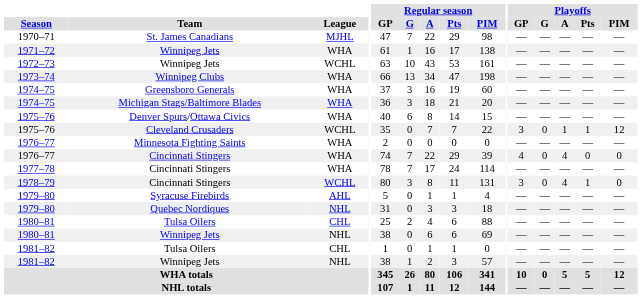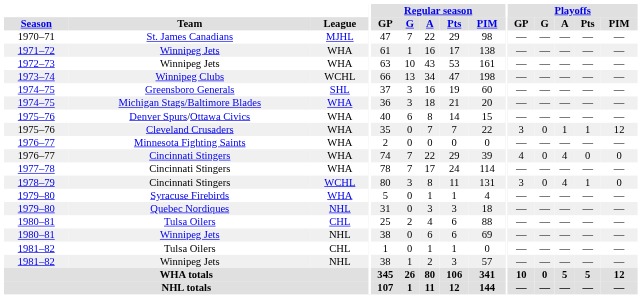(340, 63) WCHL -> (340, 63) WHA
(340, 76) WHA -> (340, 76) WCHL
(340, 89) WHA -> (340, 89) SHL
(340, 129) WCHL -> (340, 129) WHA
(340, 195) AHL -> (340, 195) WHA
